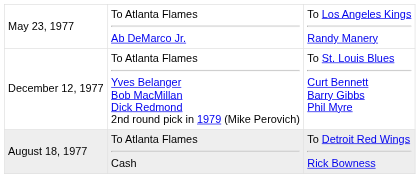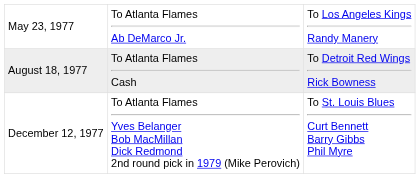rows swapped: (48, 151) <-> (56, 89)
